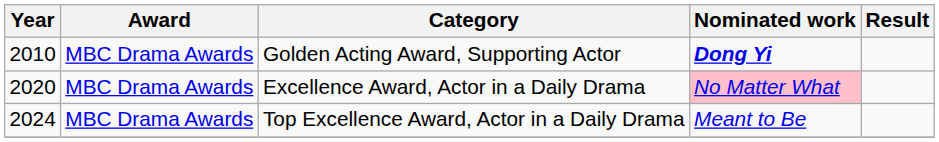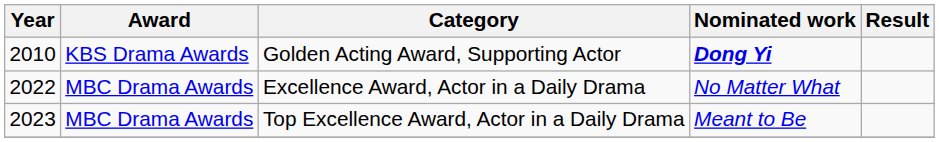(159, 53) MBC Drama Awards -> (157, 53) KBS Drama Awards
(33, 86) 2020 -> (33, 86) 2022
(767, 86) pink background -> (767, 86) no background
(33, 119) 2024 -> (33, 119) 2023
